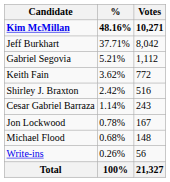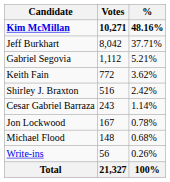columns swapped: (150, 12) <-> (115, 12)
